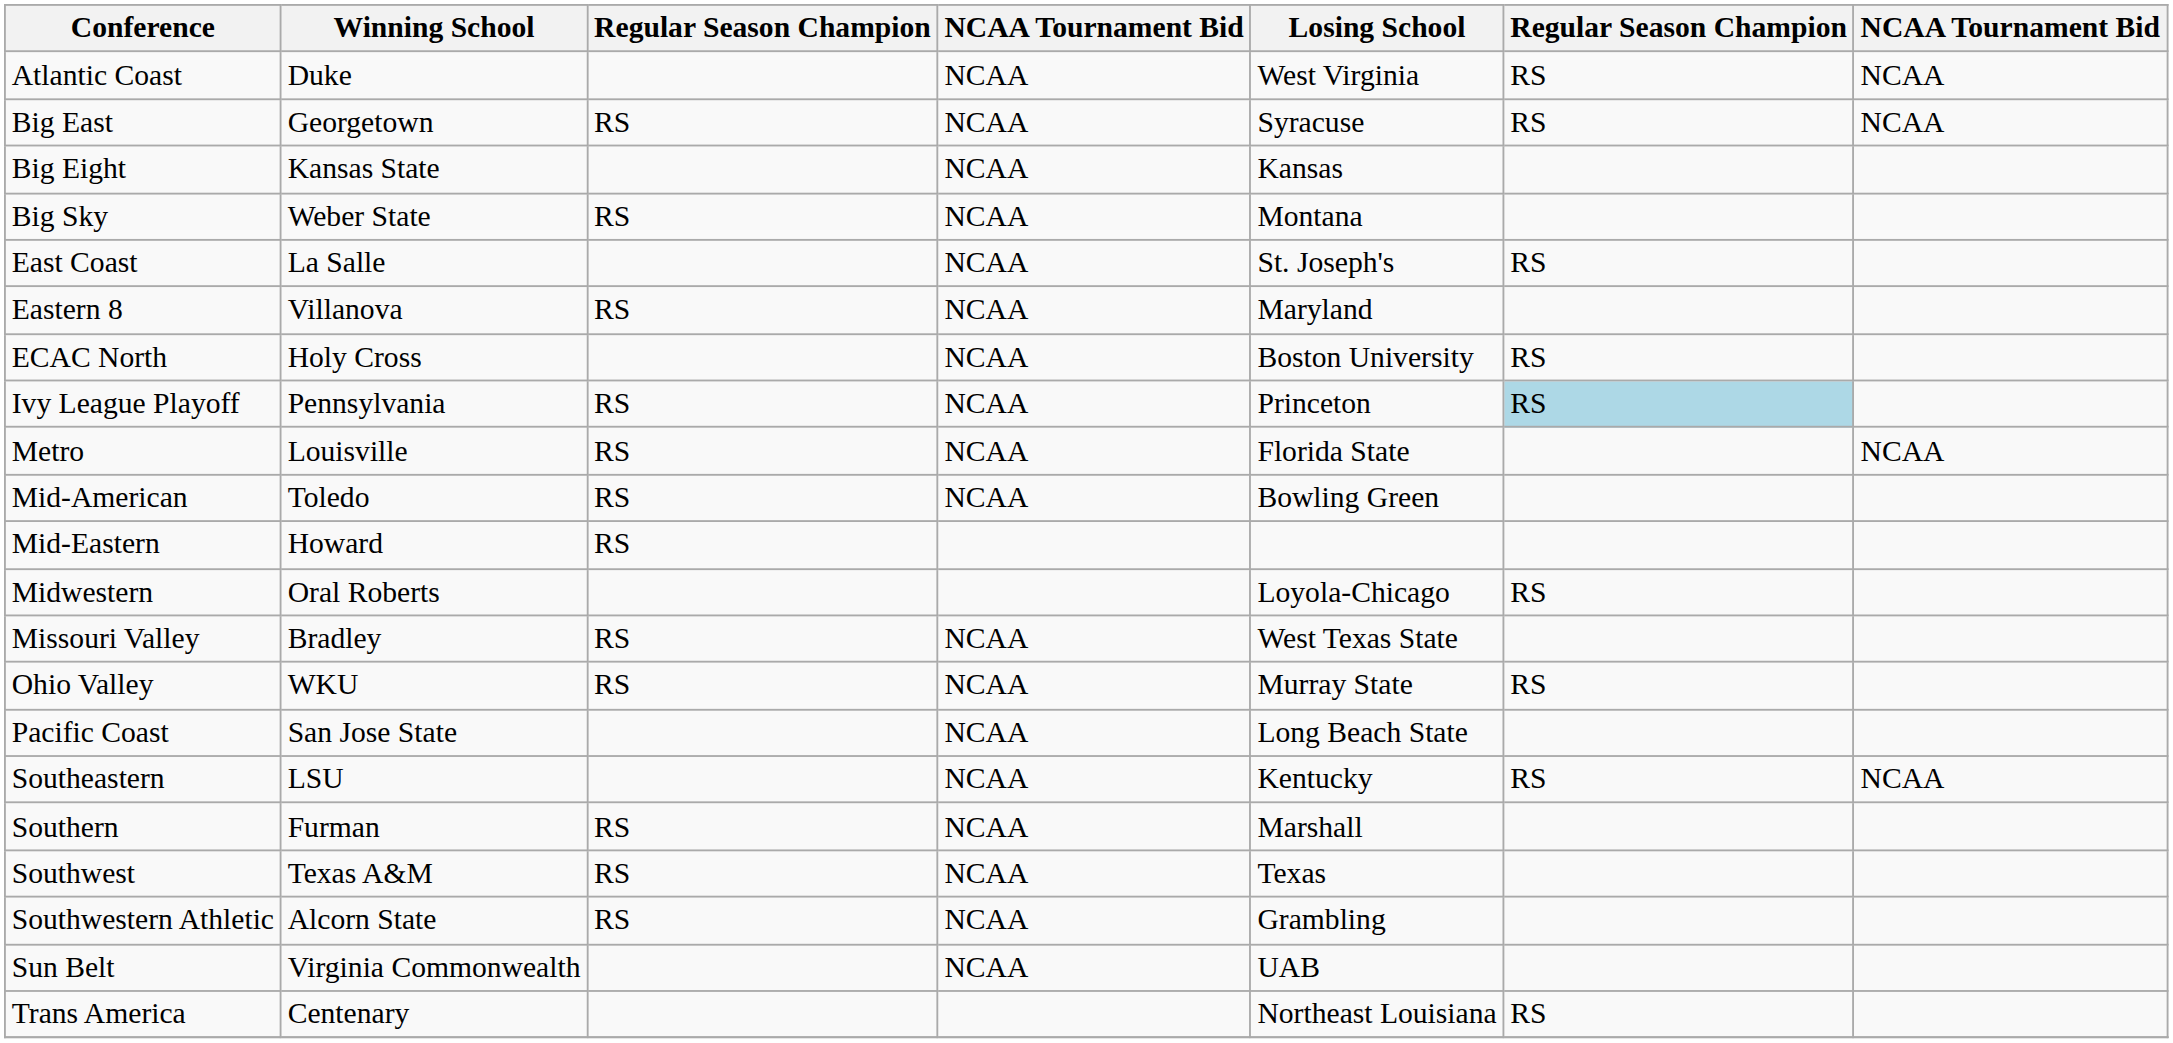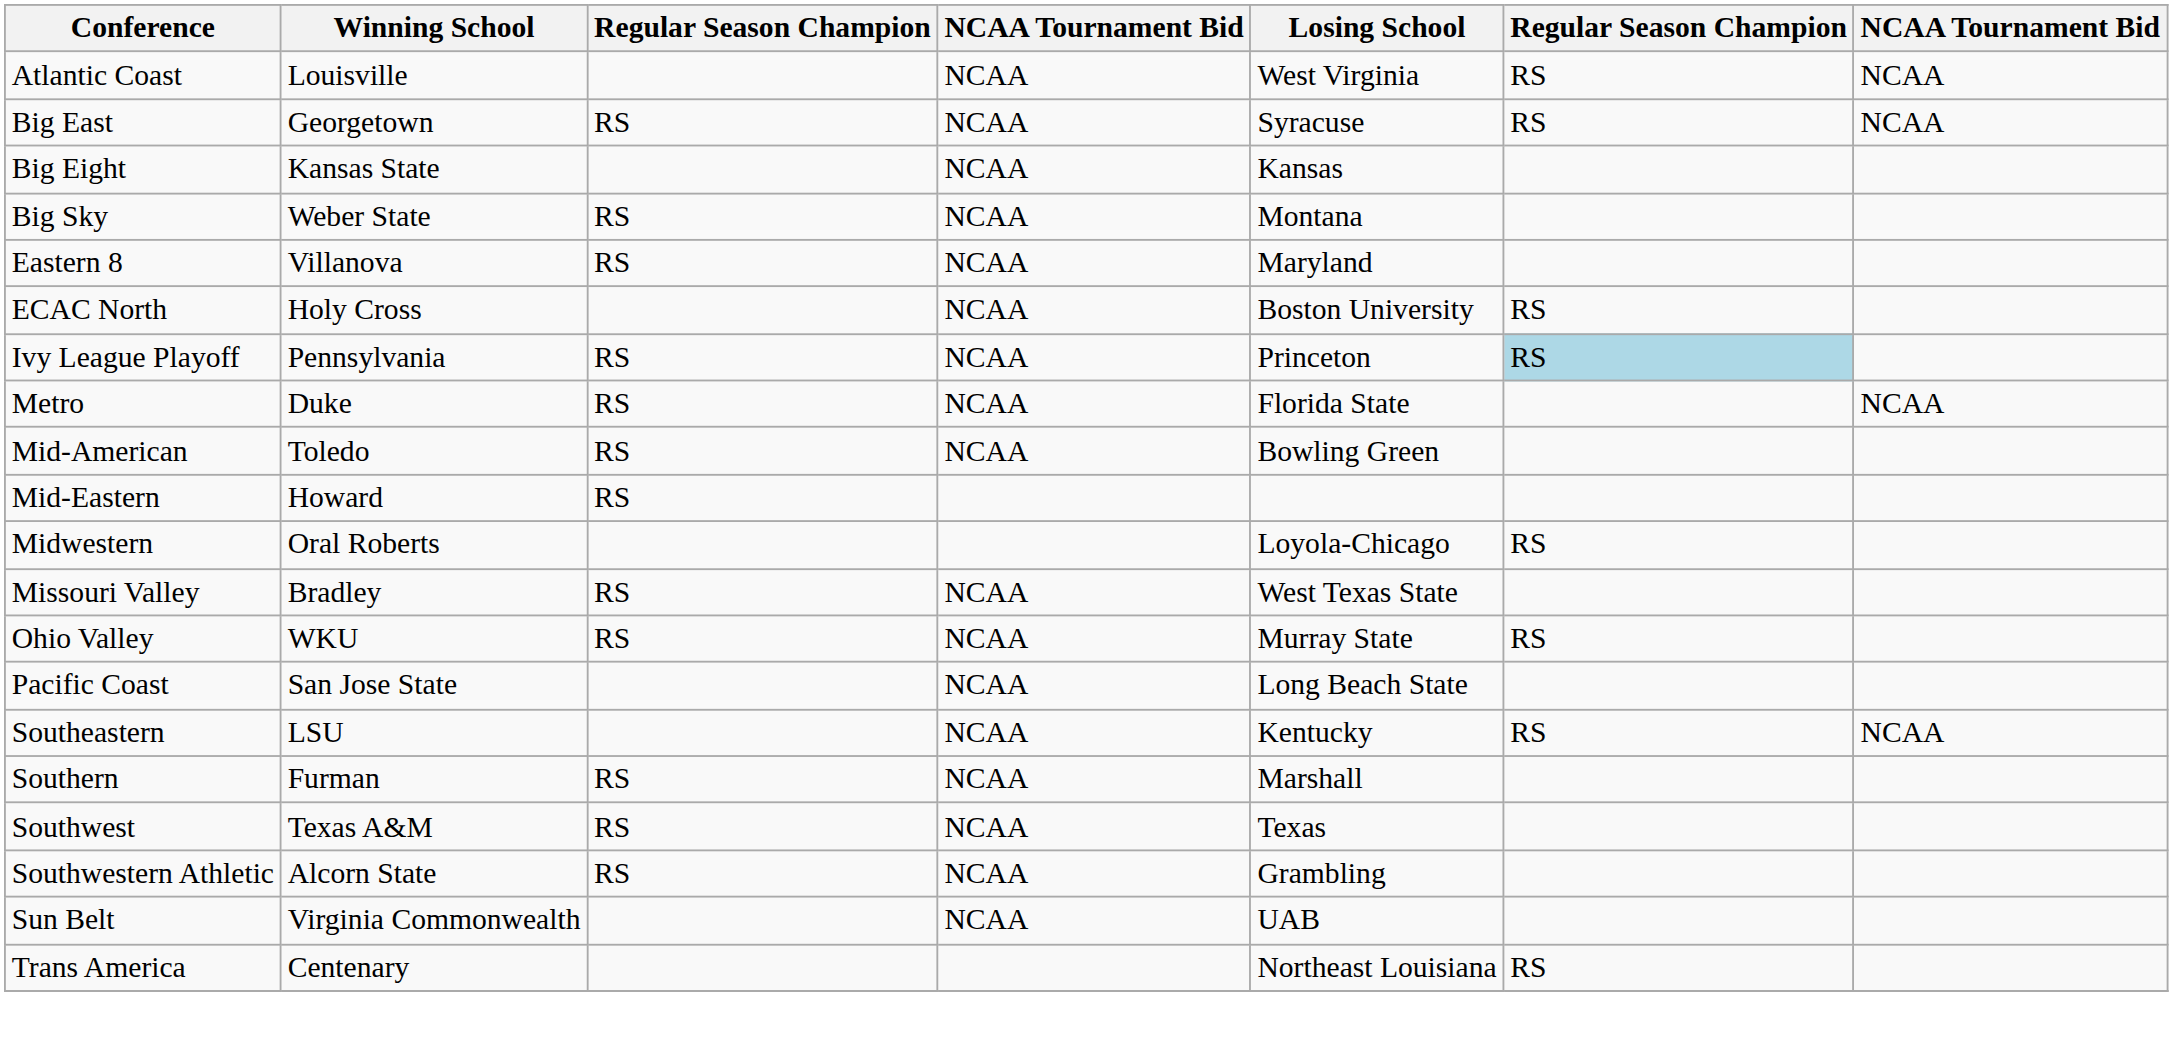(320, 74) Duke -> (348, 74) Louisville
- row: (75, 262)
(348, 450) Louisville -> (320, 403) Duke
